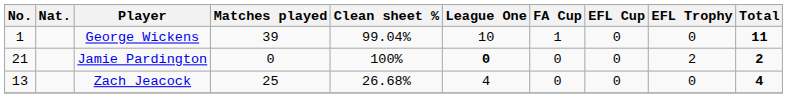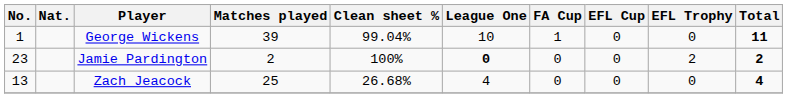(20, 60) 21 -> (20, 60) 23
(270, 60) 0 -> (270, 60) 2
